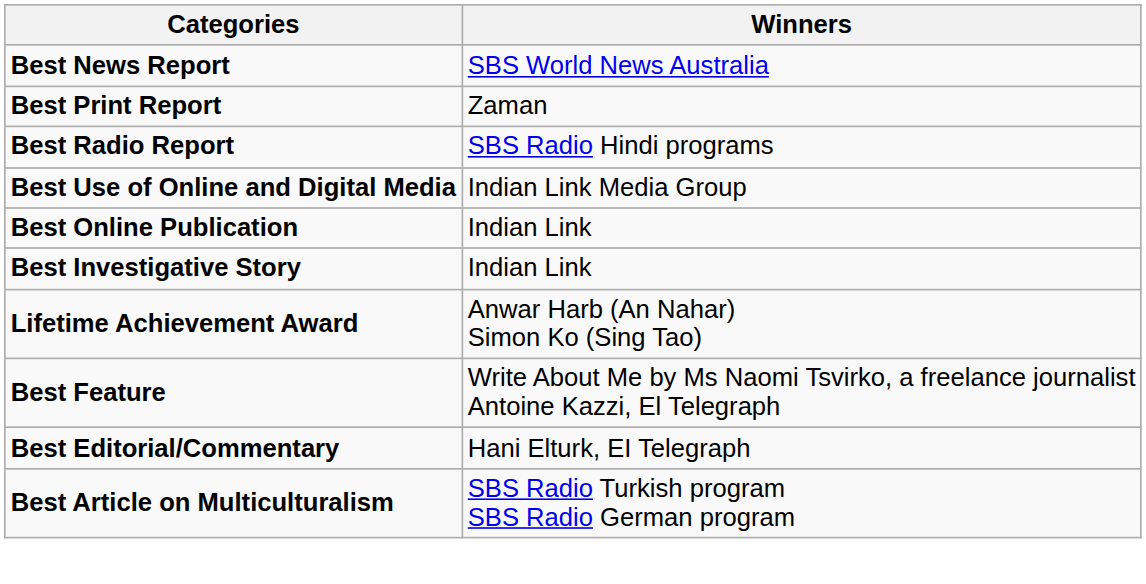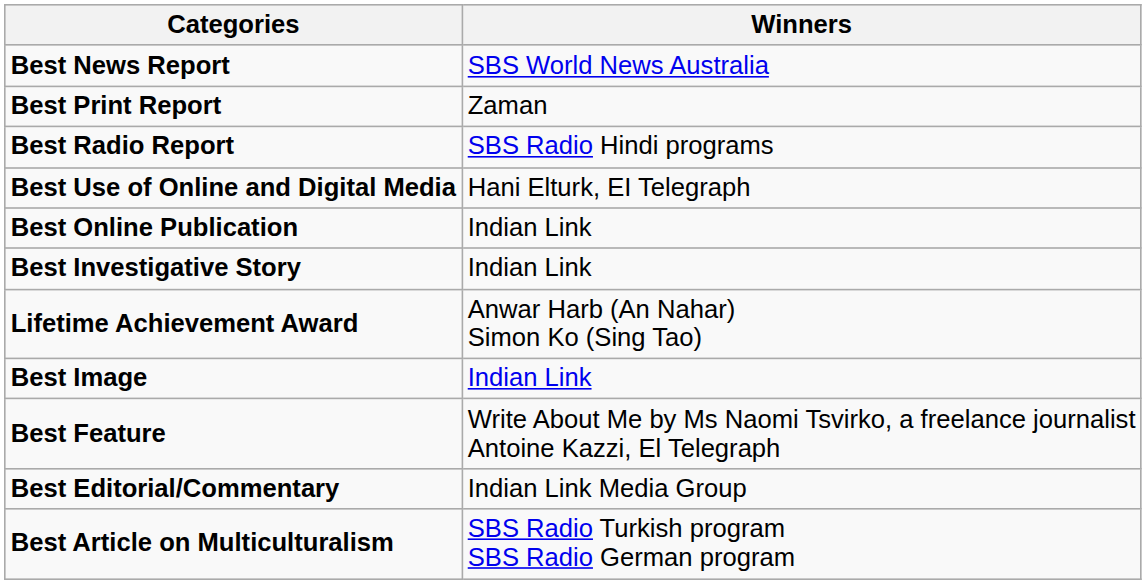(607, 187) Indian Link Media Group -> (609, 187) Hani Elturk, EI Telegraph
+ row: (79, 378)
(609, 447) Hani Elturk, EI Telegraph -> (607, 488) Indian Link Media Group
